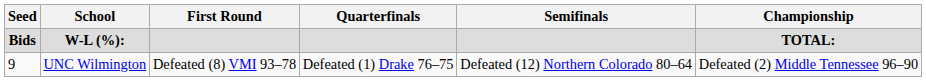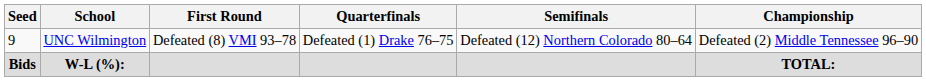rows swapped: (11, 64) <-> (22, 40)
